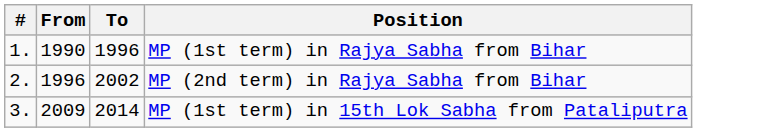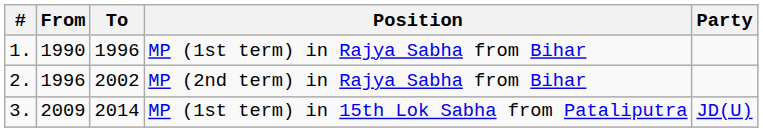+ column: (725, 20)
